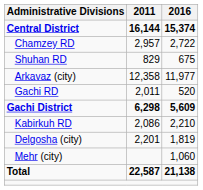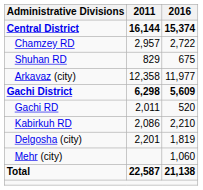rows swapped: (39, 108) <-> (37, 92)
